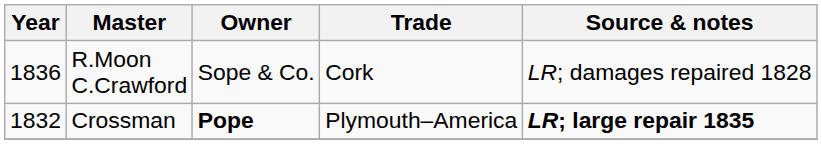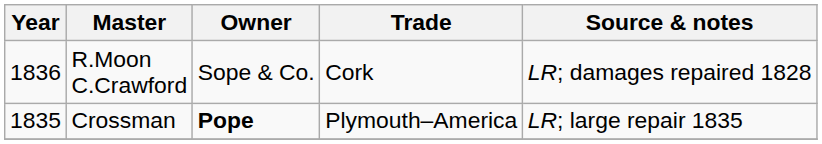(35, 120) 1832 -> (35, 120) 1835
(641, 120) bold -> (635, 120) normal
